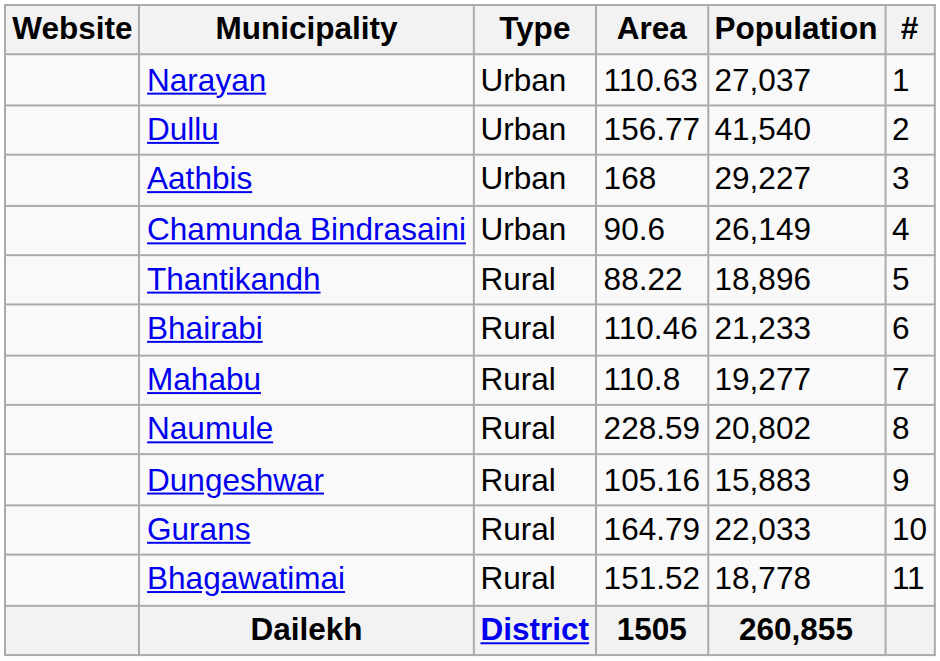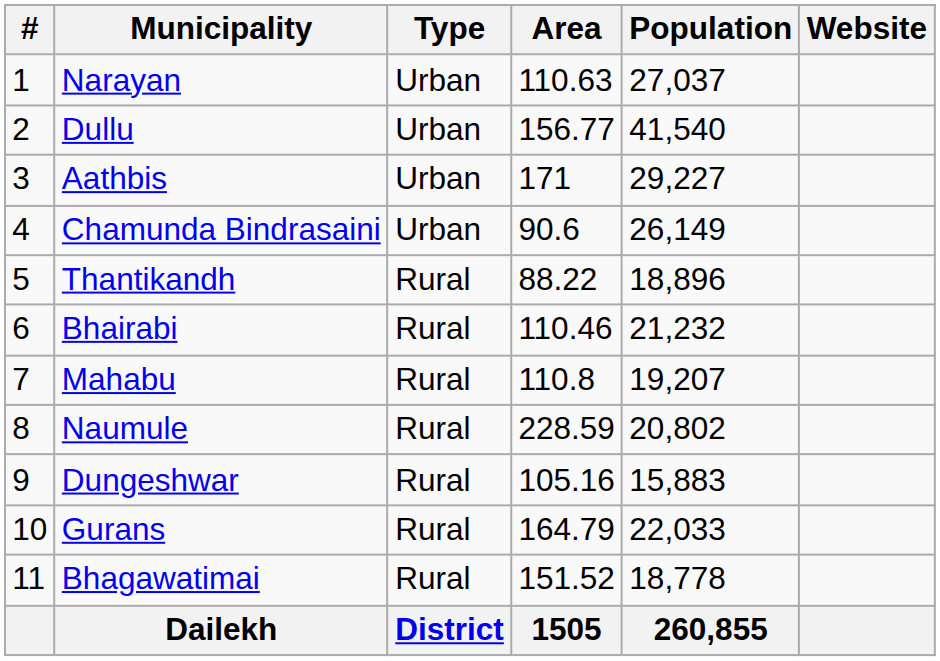columns swapped: (909, 29) <-> (72, 29)
(630, 179) 168 -> (545, 179) 171
(763, 329) 21,233 -> (678, 329) 21,232
(763, 379) 19,277 -> (678, 379) 19,207
